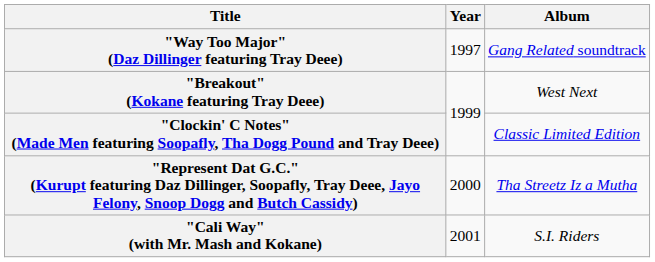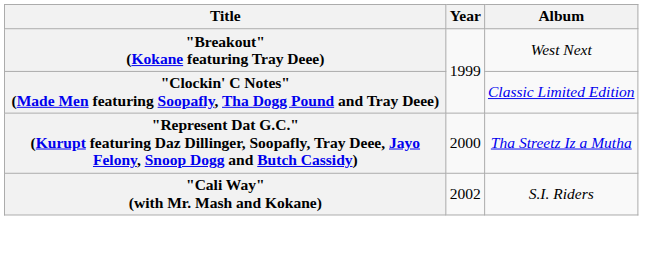- row: (225, 50)
(465, 235) 2001 -> (465, 193) 2002
